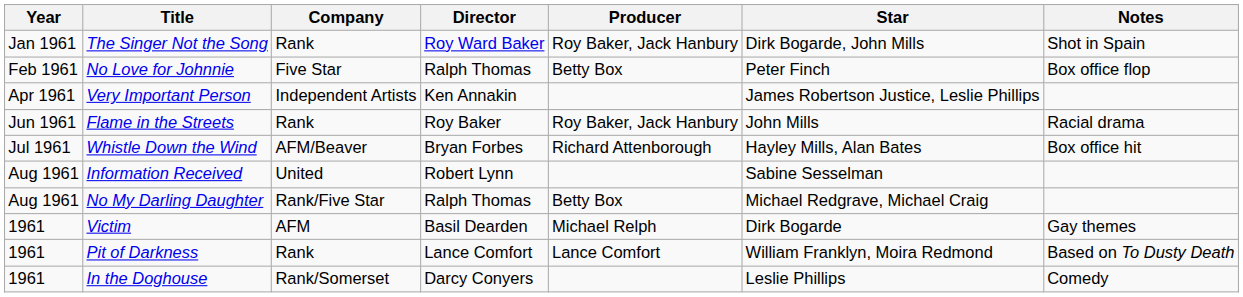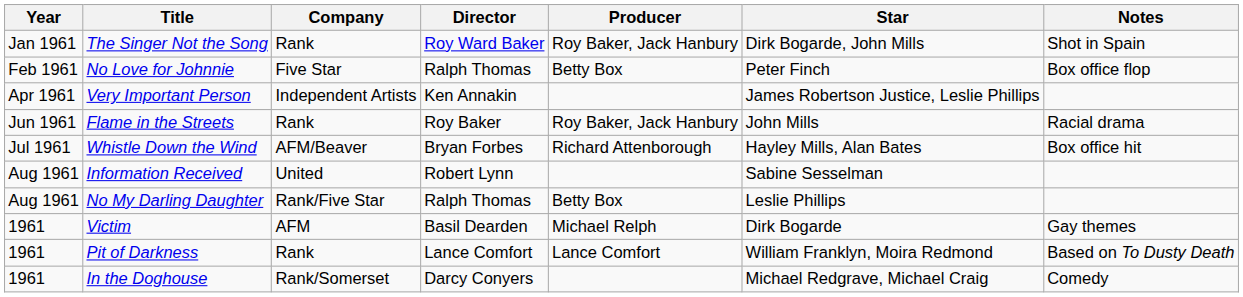(867, 200) Michael Redgrave, Michael Craig -> (796, 200) Leslie Phillips
(796, 278) Leslie Phillips -> (867, 278) Michael Redgrave, Michael Craig
